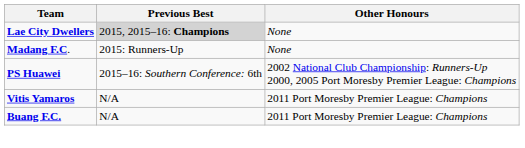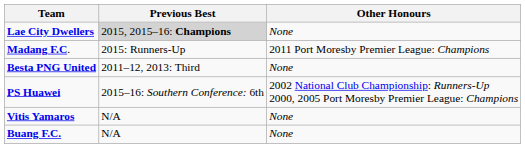(279, 49) None -> (379, 49) 2011 Port Moresby Premier League: Champions
+ row: (51, 67)
(377, 98) 2011 Port Moresby Premier League: Champions -> (281, 116) None
(377, 116) 2011 Port Moresby Premier League: Champions -> (281, 134) None
